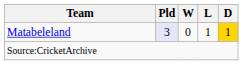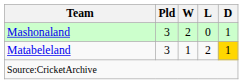+ row: (39, 32)
(167, 32) lavender background -> (167, 50) no background
(188, 32) 0 -> (188, 50) 1
(208, 32) 1 -> (208, 50) 2
